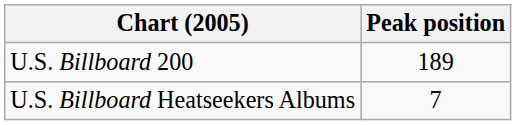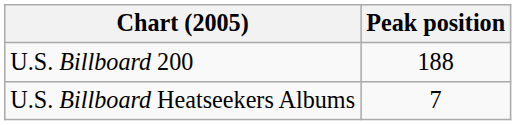(436, 61) 189 -> (436, 61) 188
